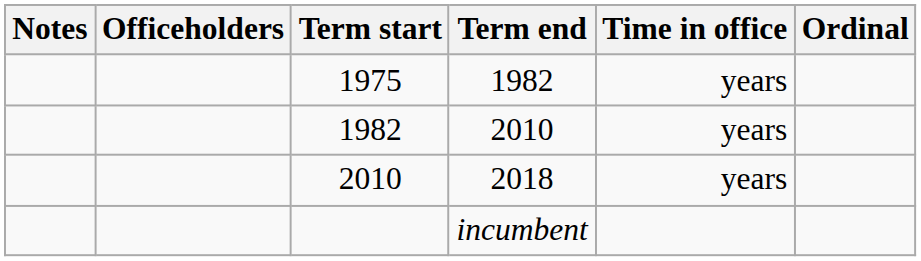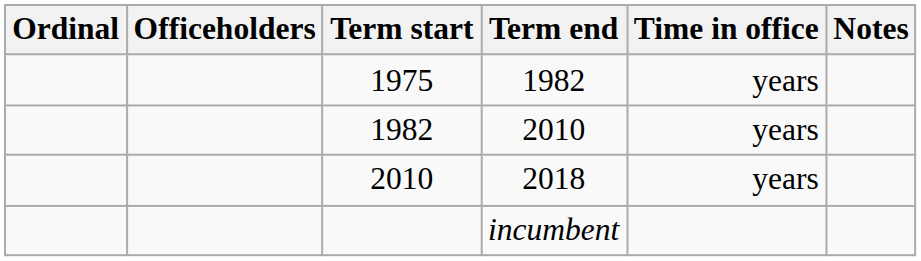columns swapped: (855, 29) <-> (50, 29)
